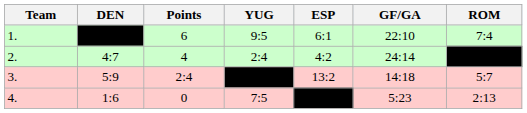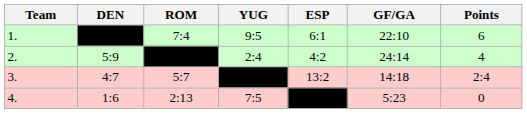columns swapped: (484, 14) <-> (184, 14)
(110, 56) 4:7 -> (110, 56) 5:9
(110, 77) 5:9 -> (110, 77) 4:7
